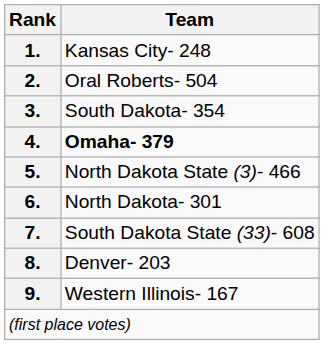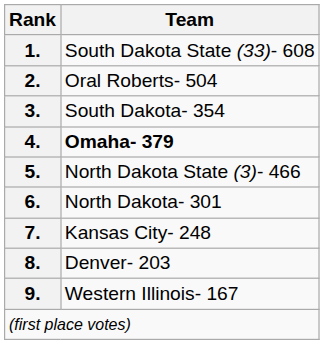(138, 50) Kansas City- 248 -> (190, 50) South Dakota State (33)- 608
(190, 232) South Dakota State (33)- 608 -> (138, 232) Kansas City- 248
